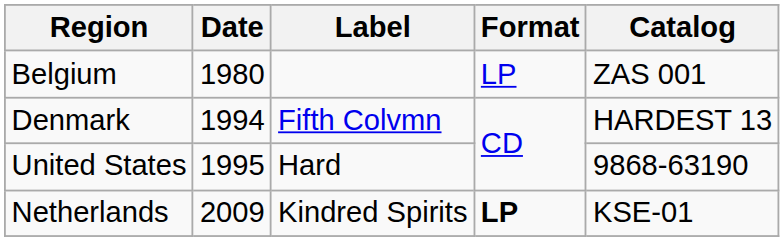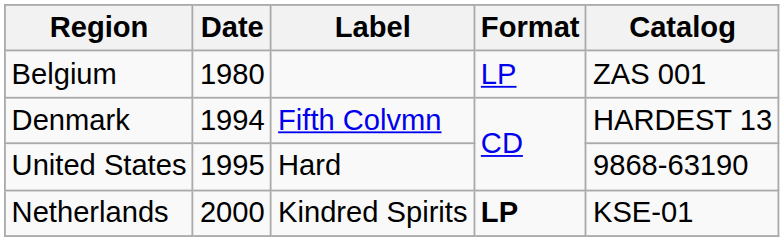(232, 212) 2009 -> (232, 212) 2000
